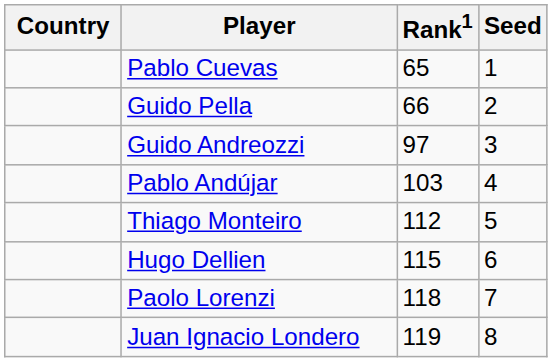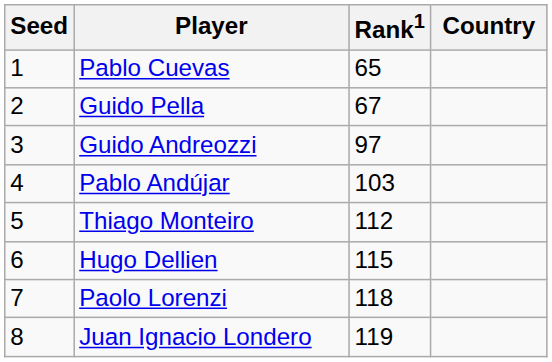columns swapped: (63, 26) <-> (513, 26)
(416, 106) 66 -> (368, 106) 67
